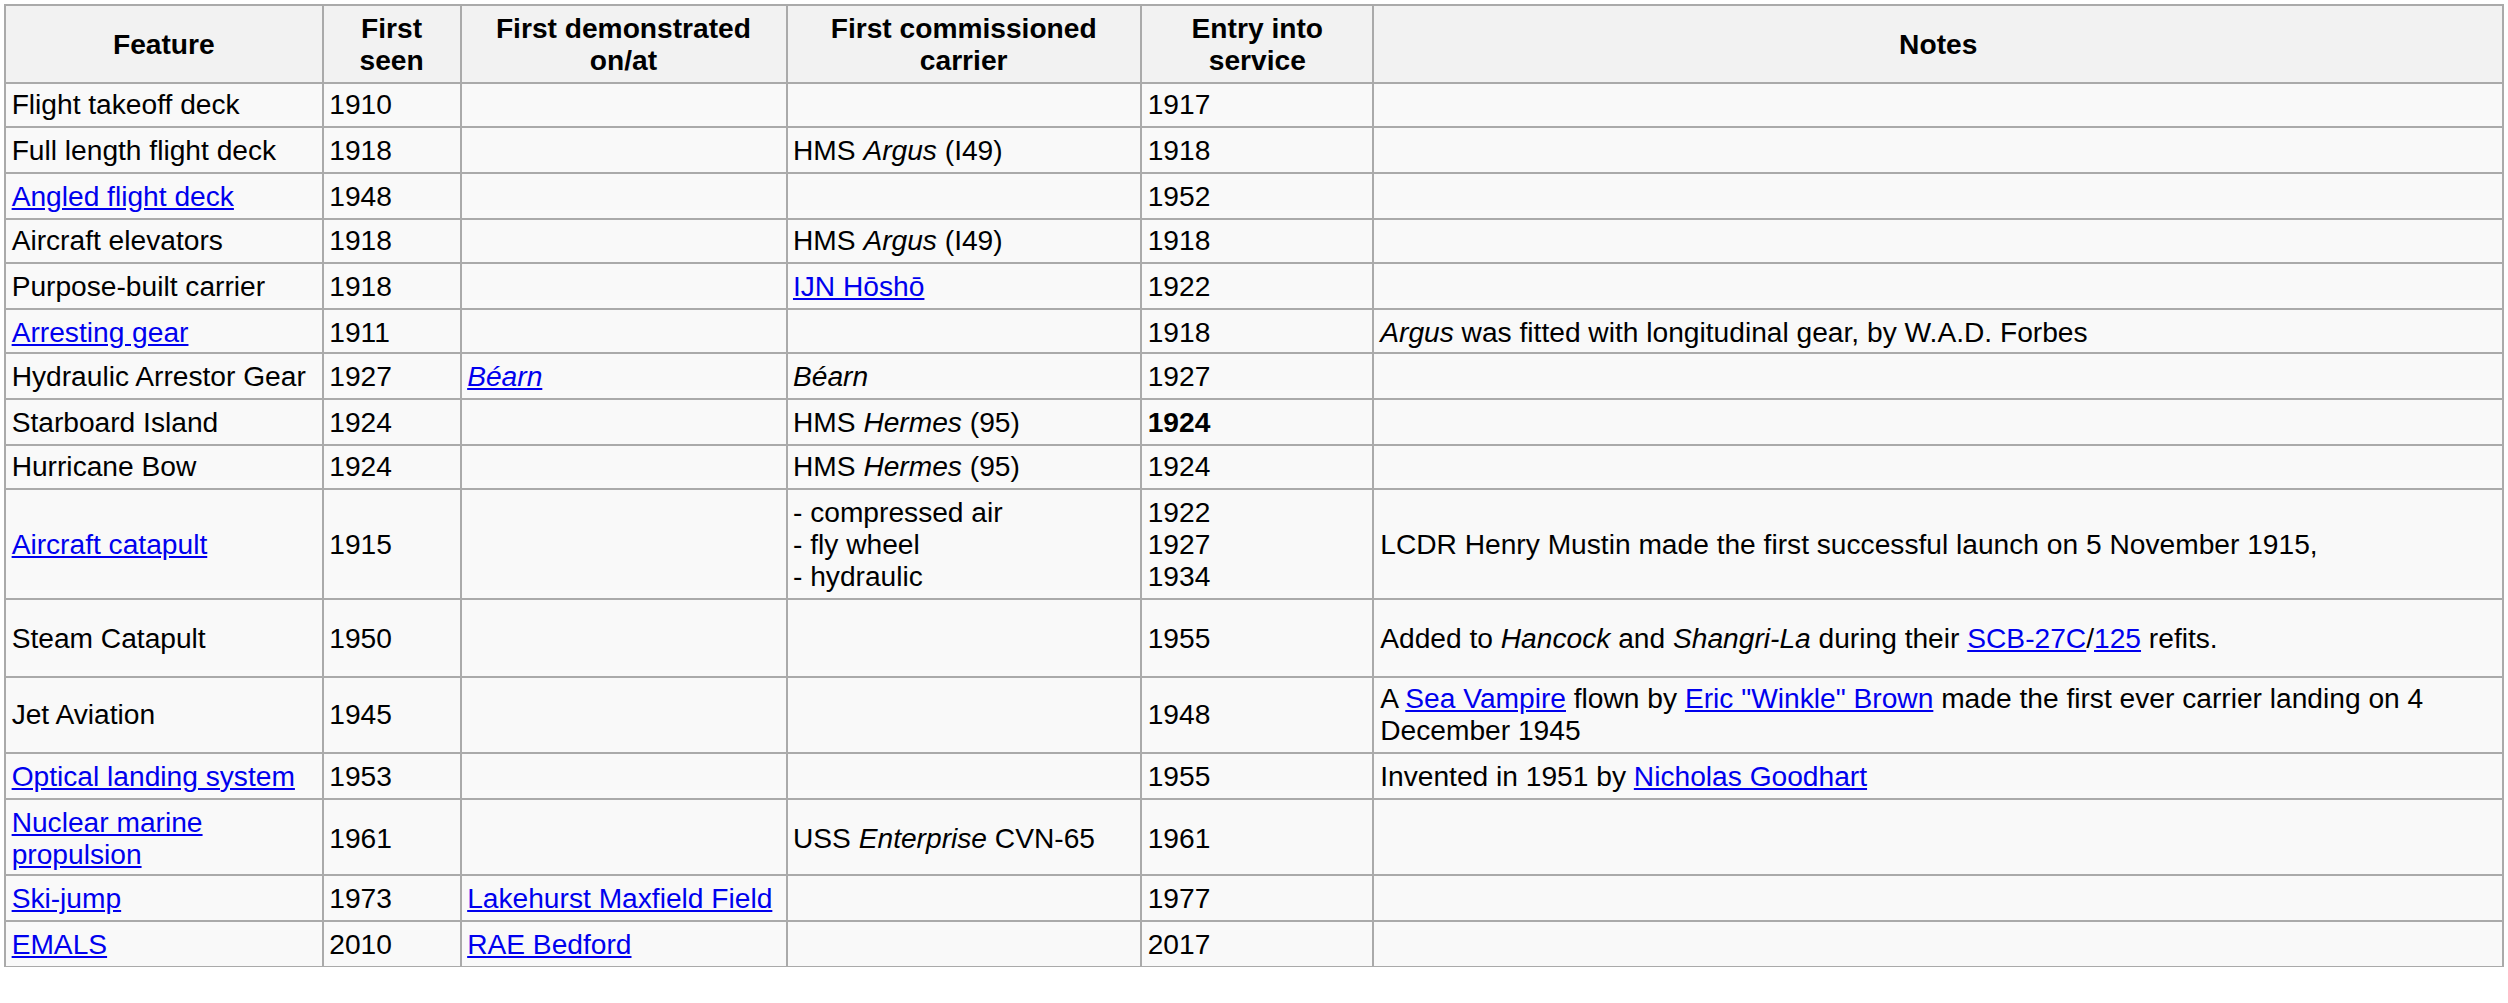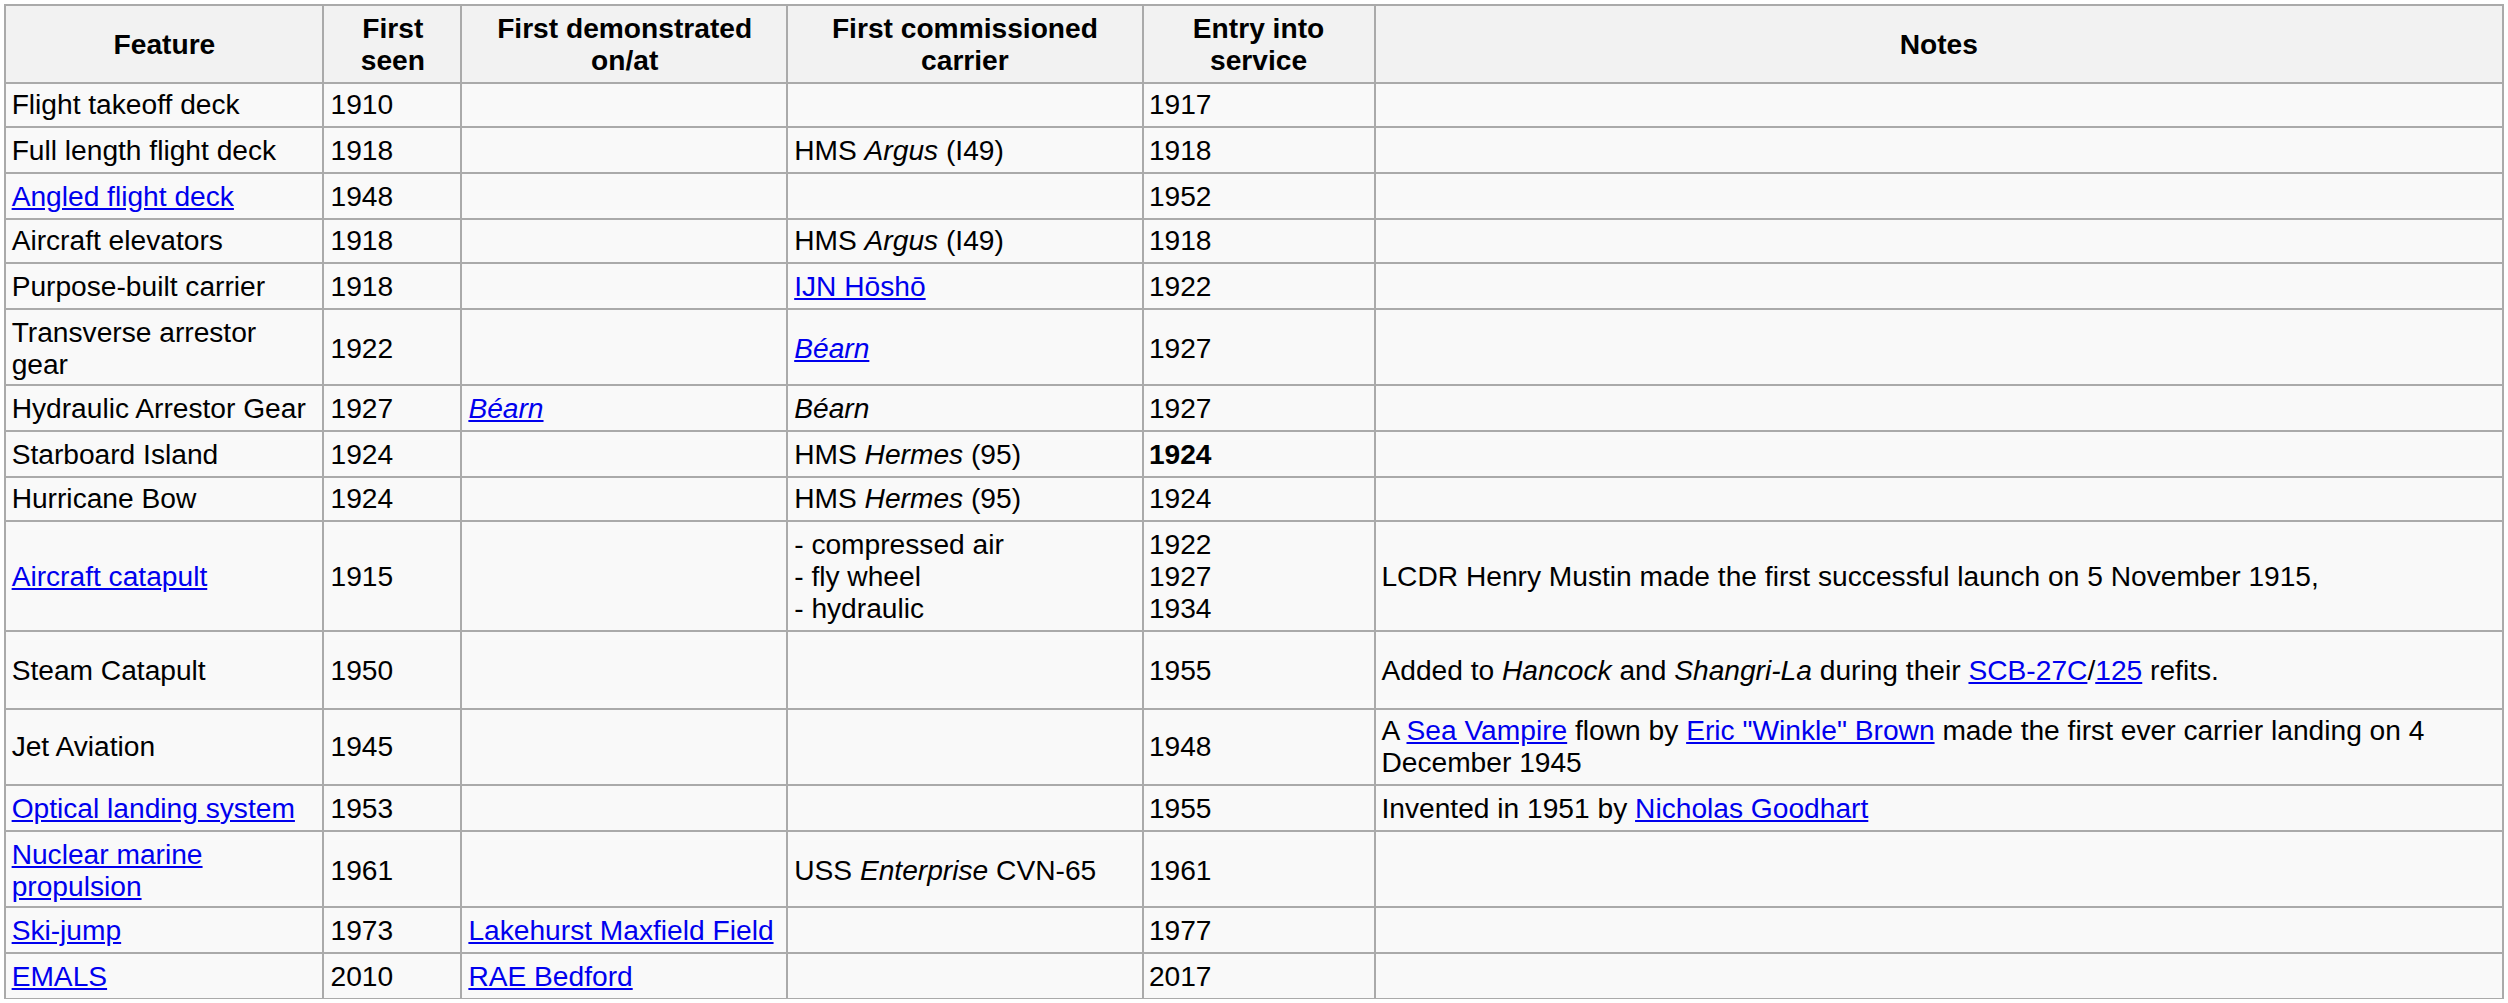- row: (100, 331)
+ row: (134, 347)
